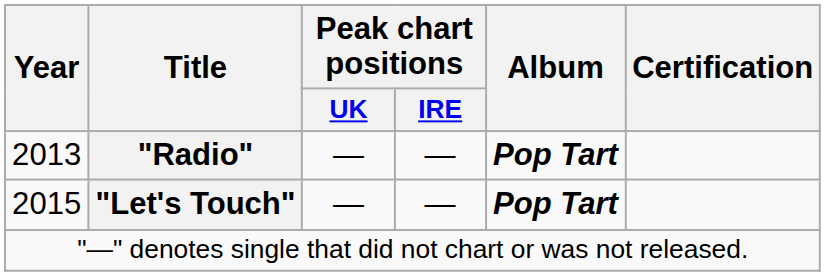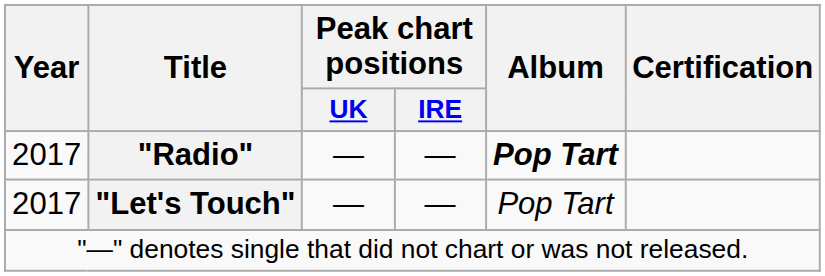(47, 154) 2013 -> (47, 154) 2017
(47, 204) 2015 -> (47, 204) 2017
(555, 204) bold -> (555, 204) normal
